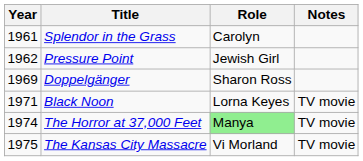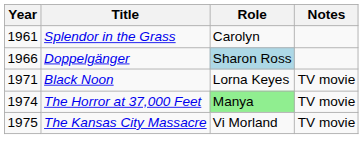- row: (89, 58)
(23, 79) 1969 -> (23, 58) 1966
(252, 79) no background -> (252, 58) lightblue background
